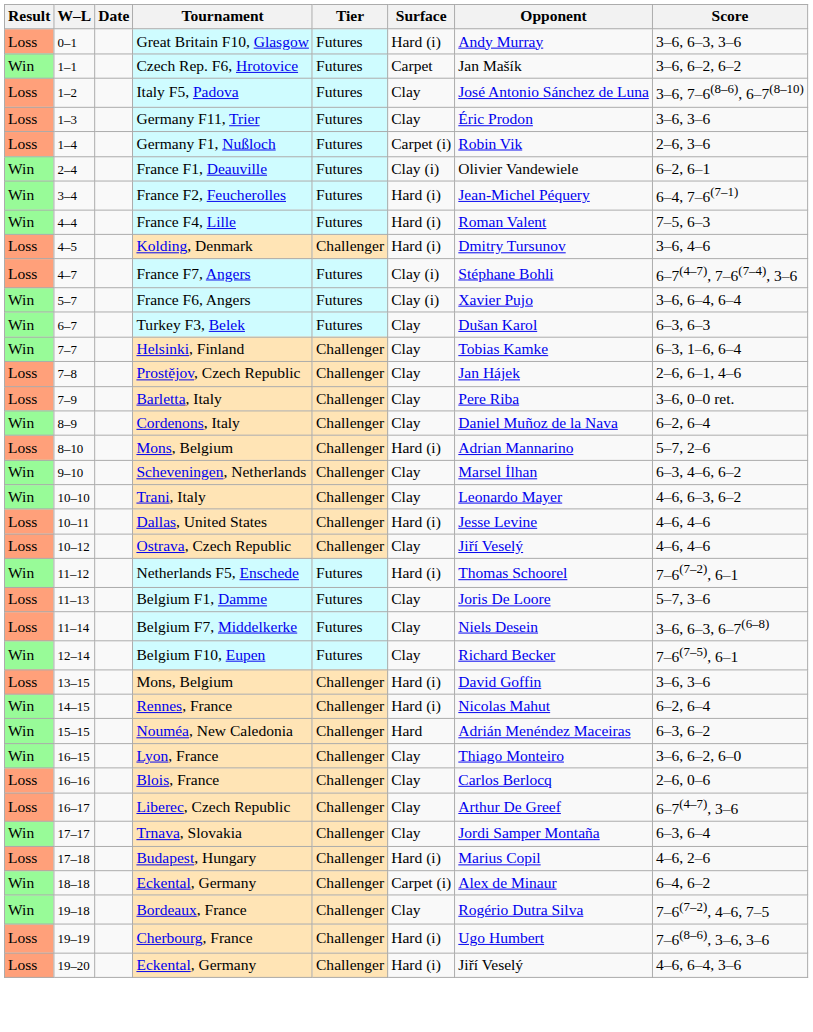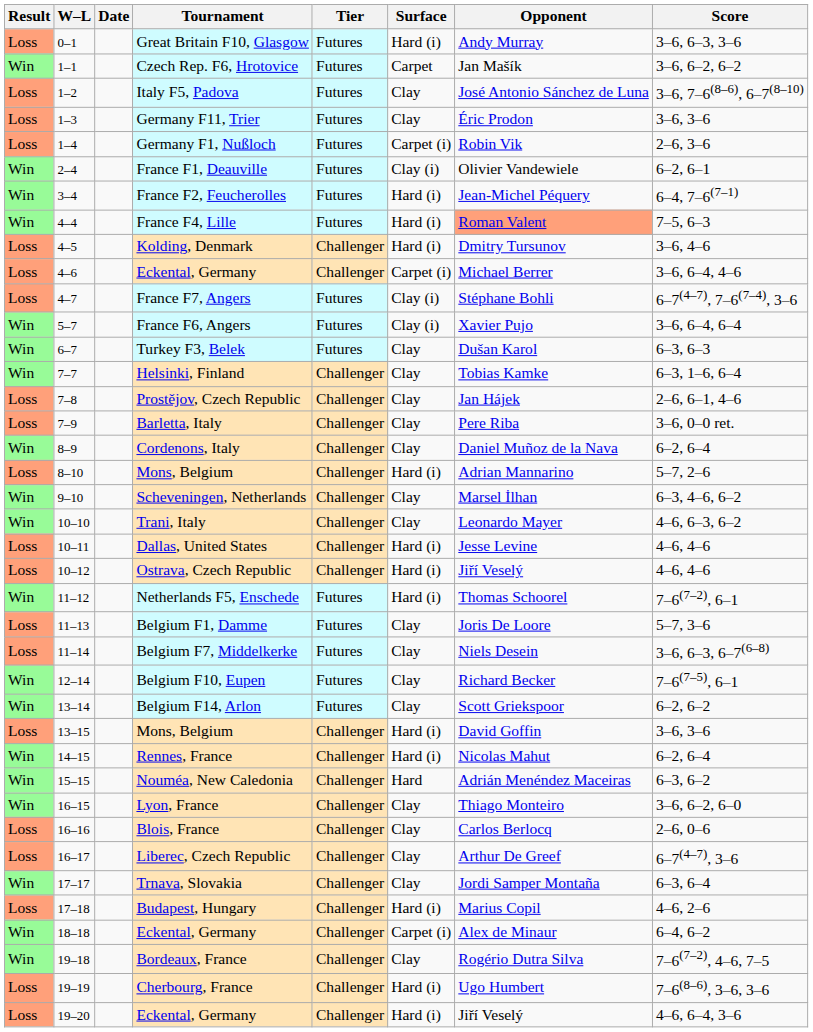(502, 222) no background -> (502, 222) lightsalmon background
+ row: (67, 272)
(406, 546) Clay -> (416, 570) Hard (i)
+ row: (74, 707)
